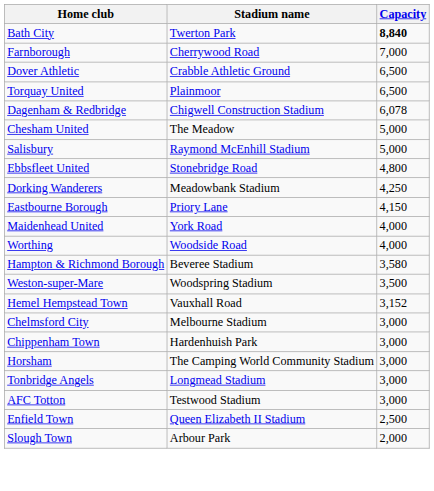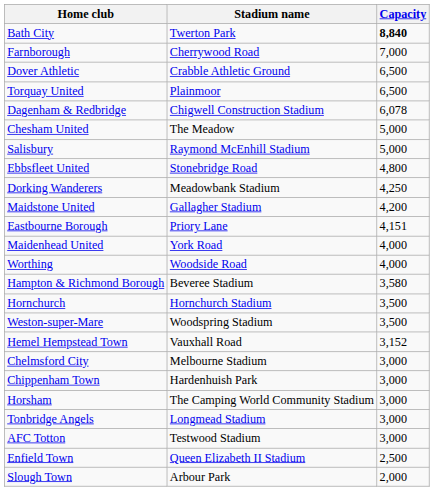+ row: (51, 206)
(393, 206) 4,150 -> (393, 226) 4,151
+ row: (36, 303)
